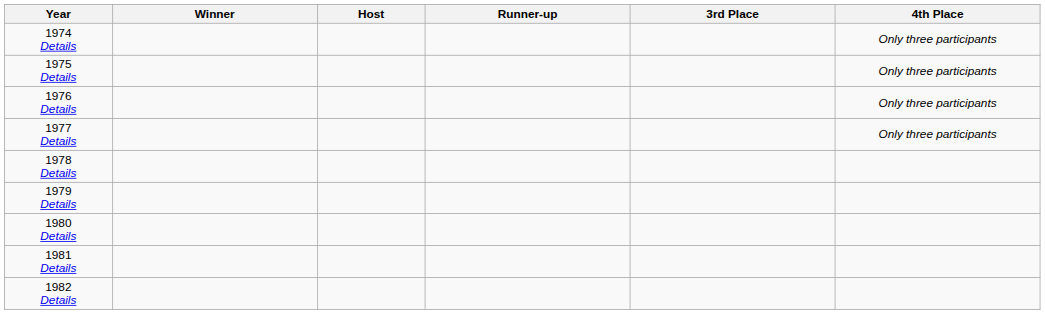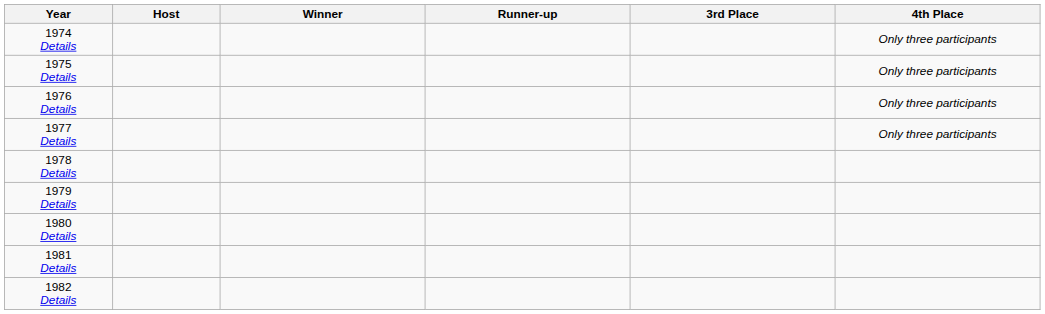columns swapped: (371, 14) <-> (215, 14)
